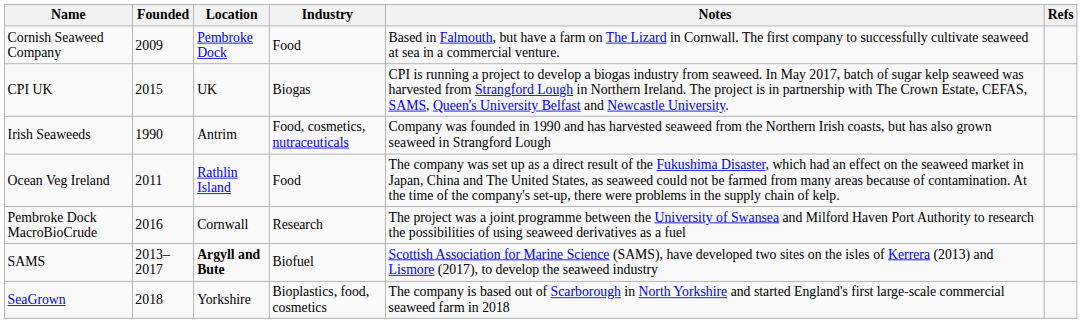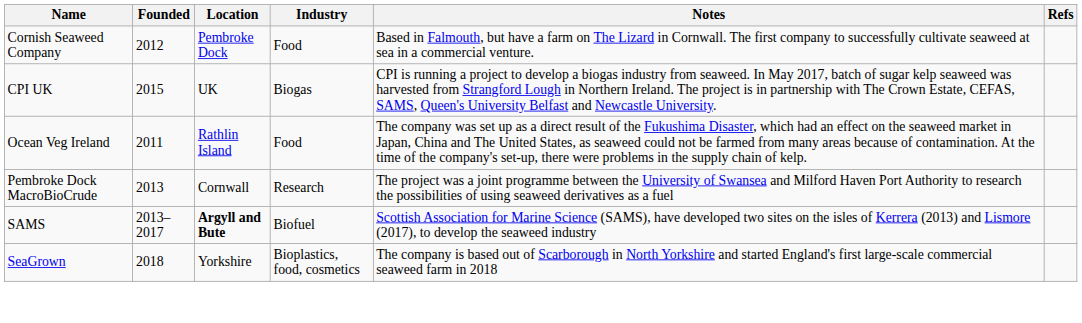(149, 44) 2009 -> (150, 44) 2012
- row: (49, 135)
(149, 225) 2016 -> (150, 187) 2013
